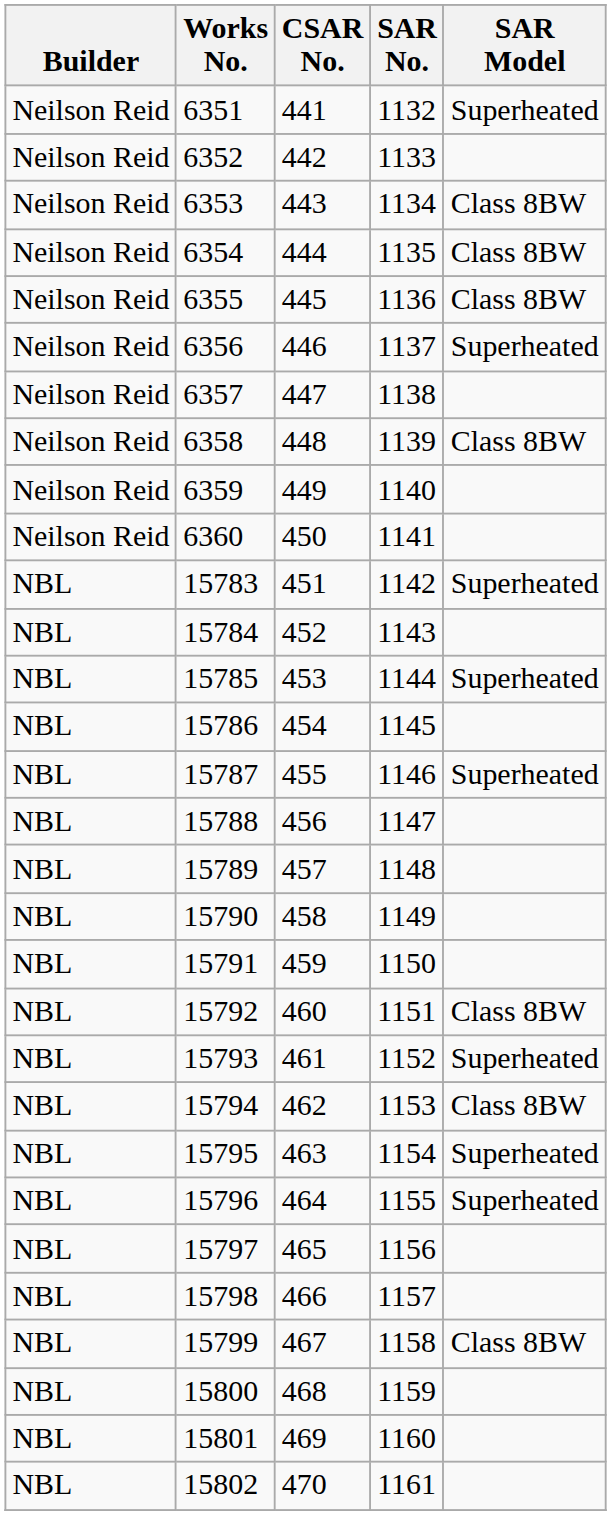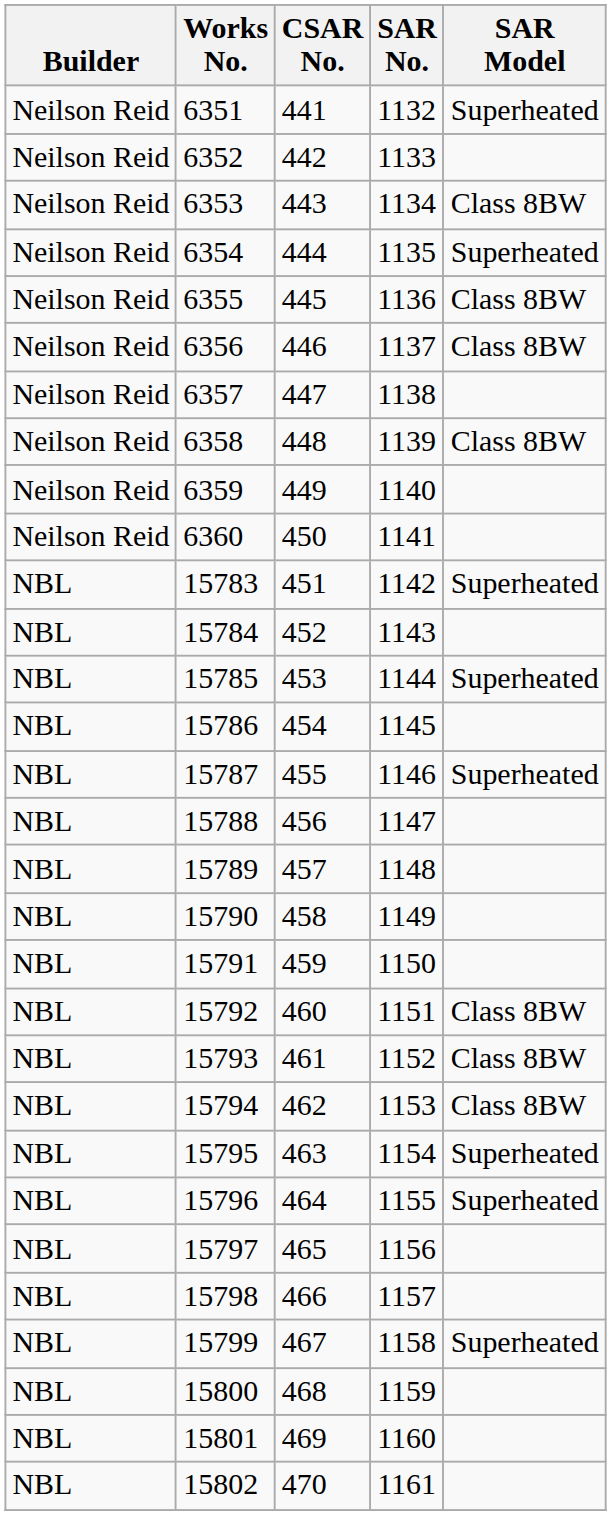(519, 251) Class 8BW -> (525, 251) Superheated
(525, 346) Superheated -> (519, 346) Class 8BW
(525, 1058) Superheated -> (519, 1058) Class 8BW
(519, 1343) Class 8BW -> (525, 1343) Superheated
